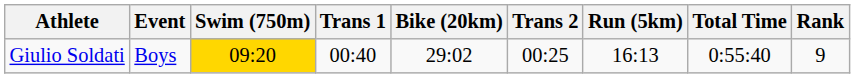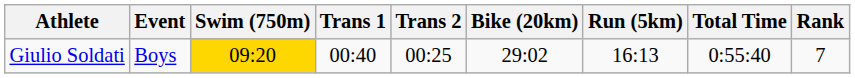columns swapped: (449, 21) <-> (545, 21)
(820, 55) 9 -> (820, 55) 7
